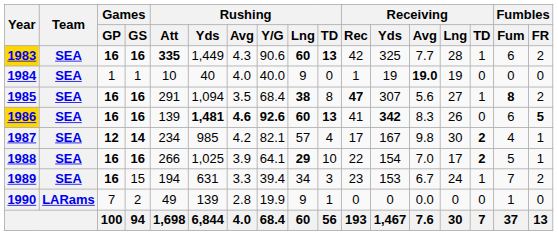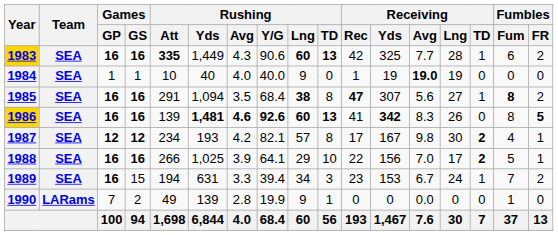(511, 117) 6 -> (511, 117) 8
(138, 138) 14 -> (138, 138) 12
(208, 138) 985 -> (208, 138) 193
(329, 138) 4 -> (329, 138) 8
(303, 158) bold -> (303, 158) normal
(390, 158) 154 -> (390, 158) 156
